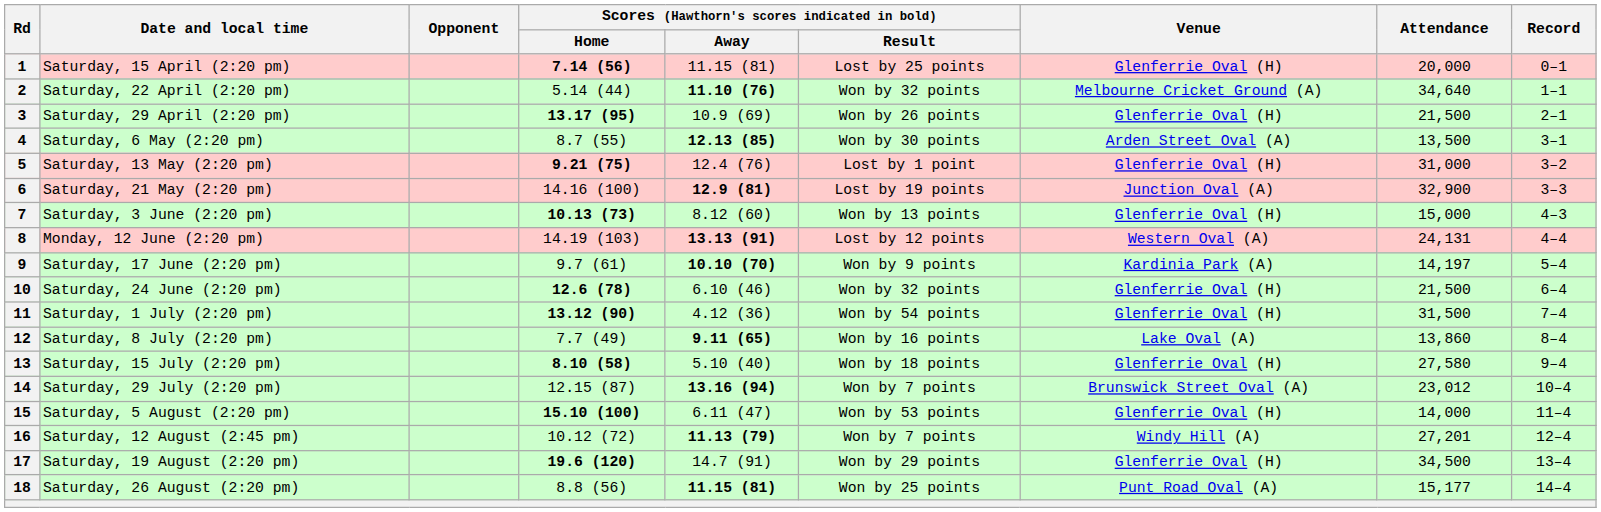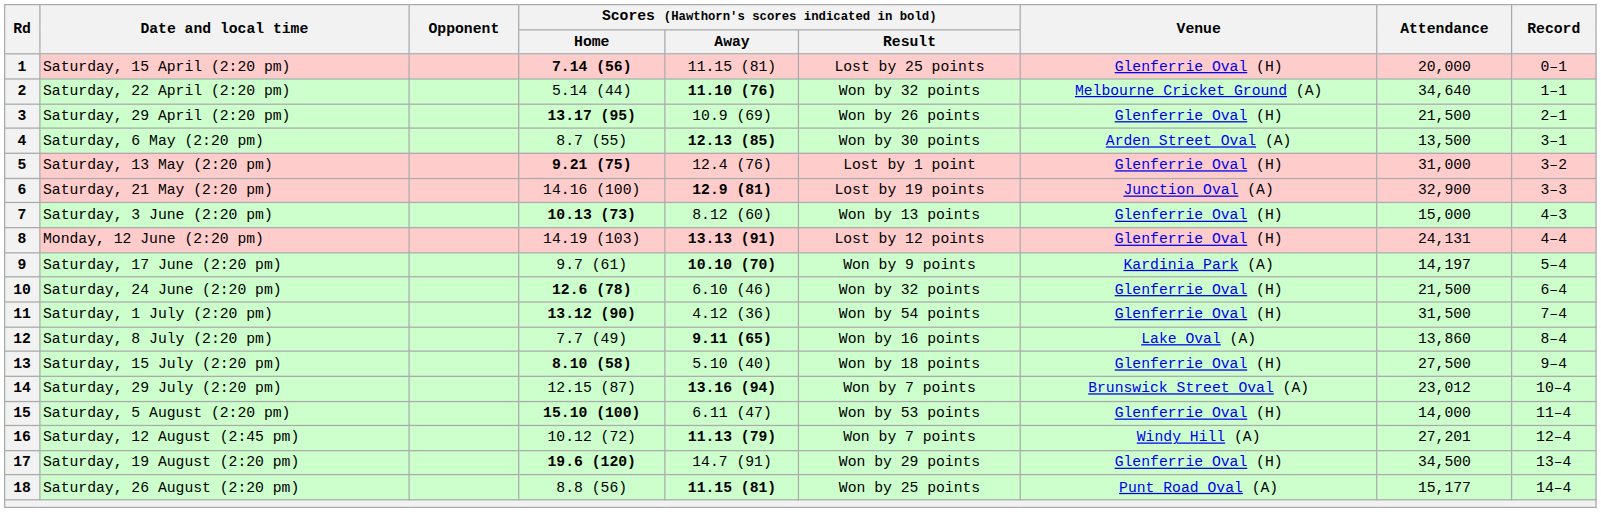(1199, 240) Western Oval (A) -> (1199, 240) Glenferrie Oval (H)
(1444, 363) 27,580 -> (1444, 363) 27,500
